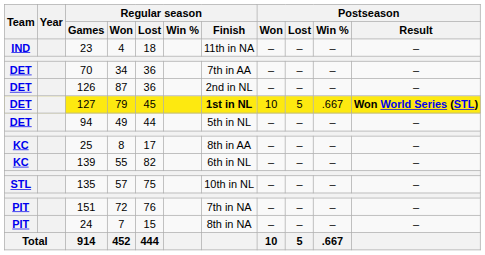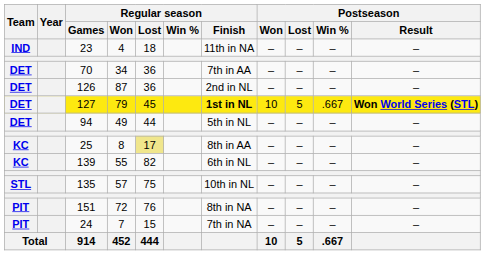(150, 145) no background -> (150, 145) khaki background
(229, 207) 7th in NA -> (229, 207) 8th in NA
(229, 224) 8th in NA -> (229, 224) 7th in NA
